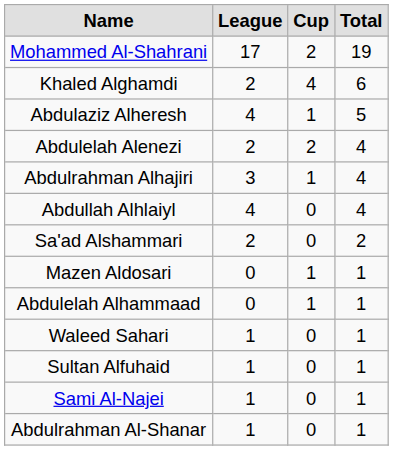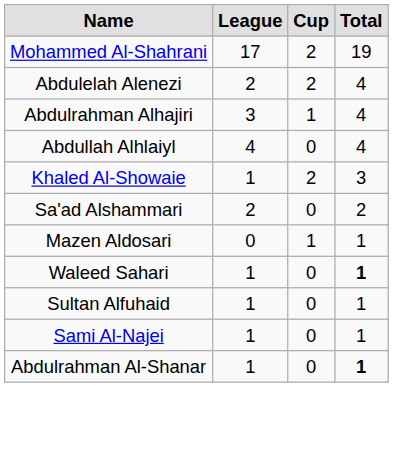- row: (109, 83)
- row: (109, 115)
+ row: (109, 178)
- row: (109, 304)
(361, 335) normal -> (361, 272) bold
(361, 430) normal -> (361, 367) bold
